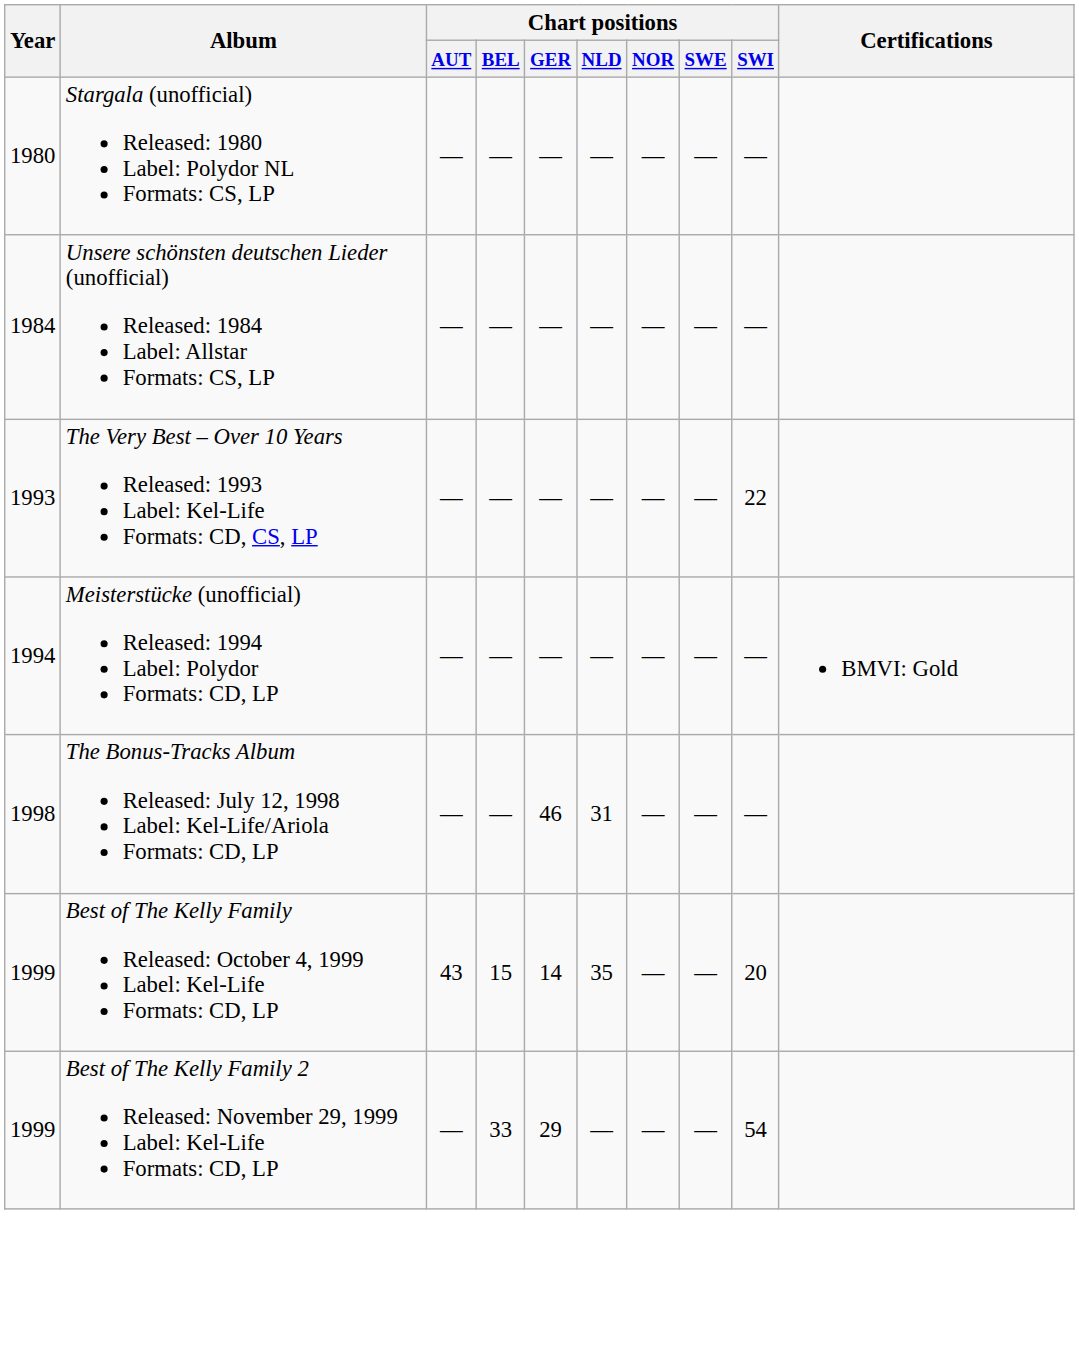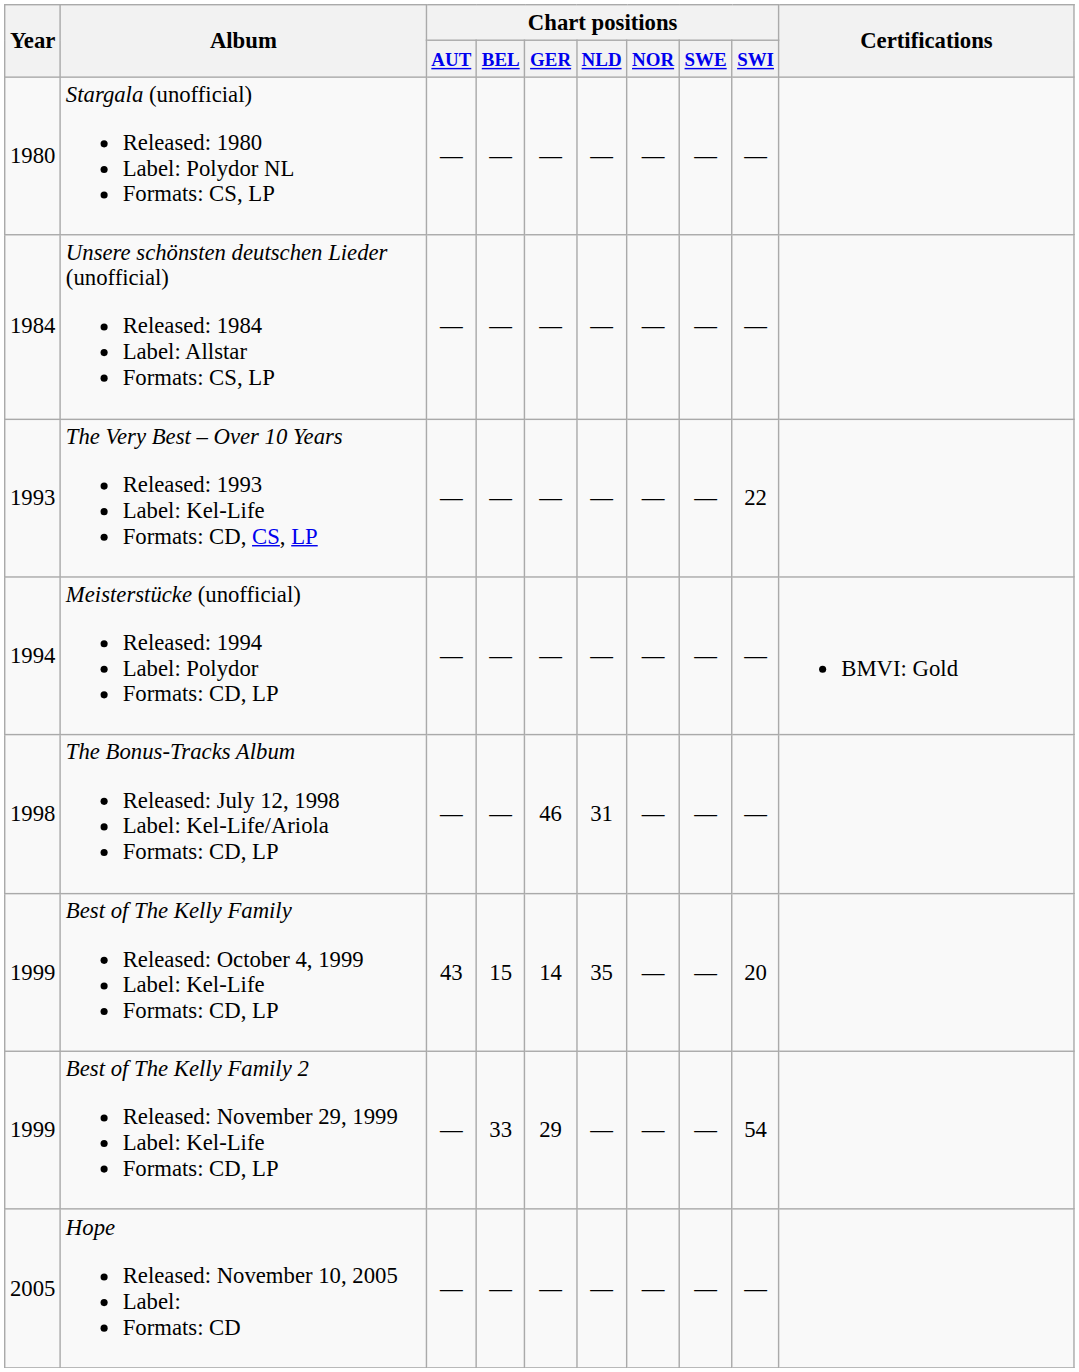+ row: (243, 1277)
